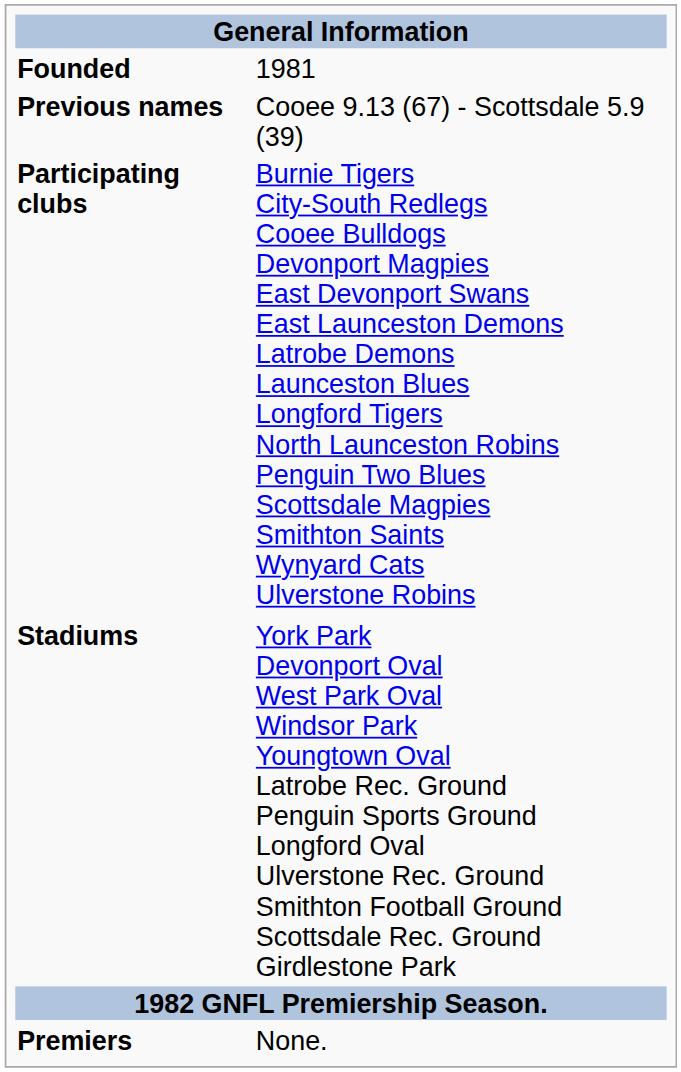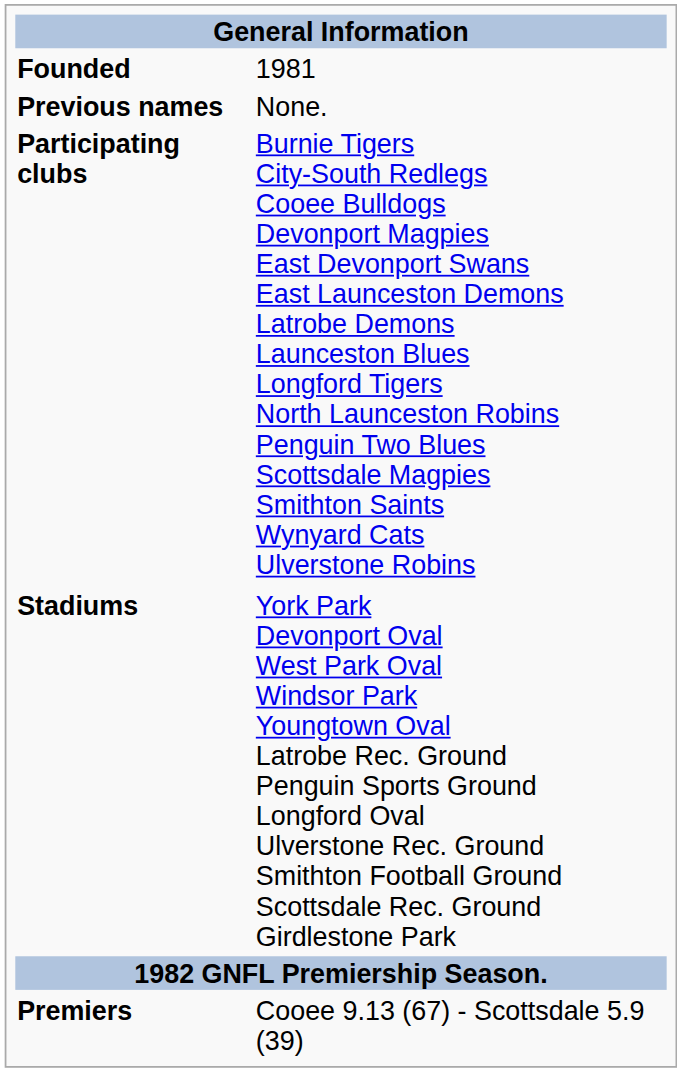(450, 121) Cooee 9.13 (67) - Scottsdale 5.9 (39) -> (292, 106) None.
(292, 1040) None. -> (450, 1025) Cooee 9.13 (67) - Scottsdale 5.9 (39)
